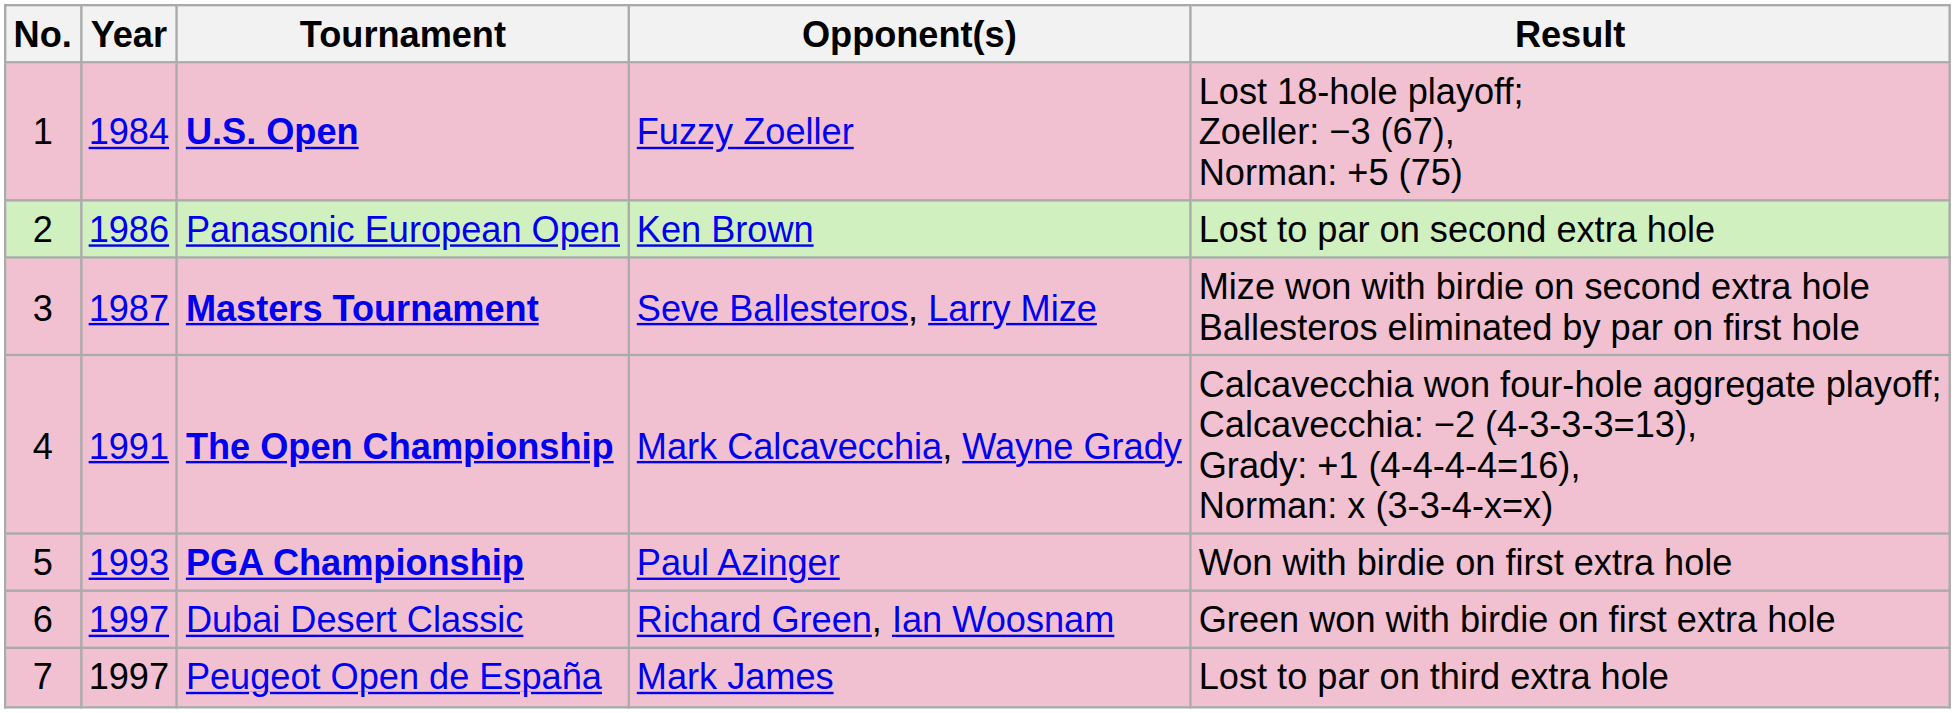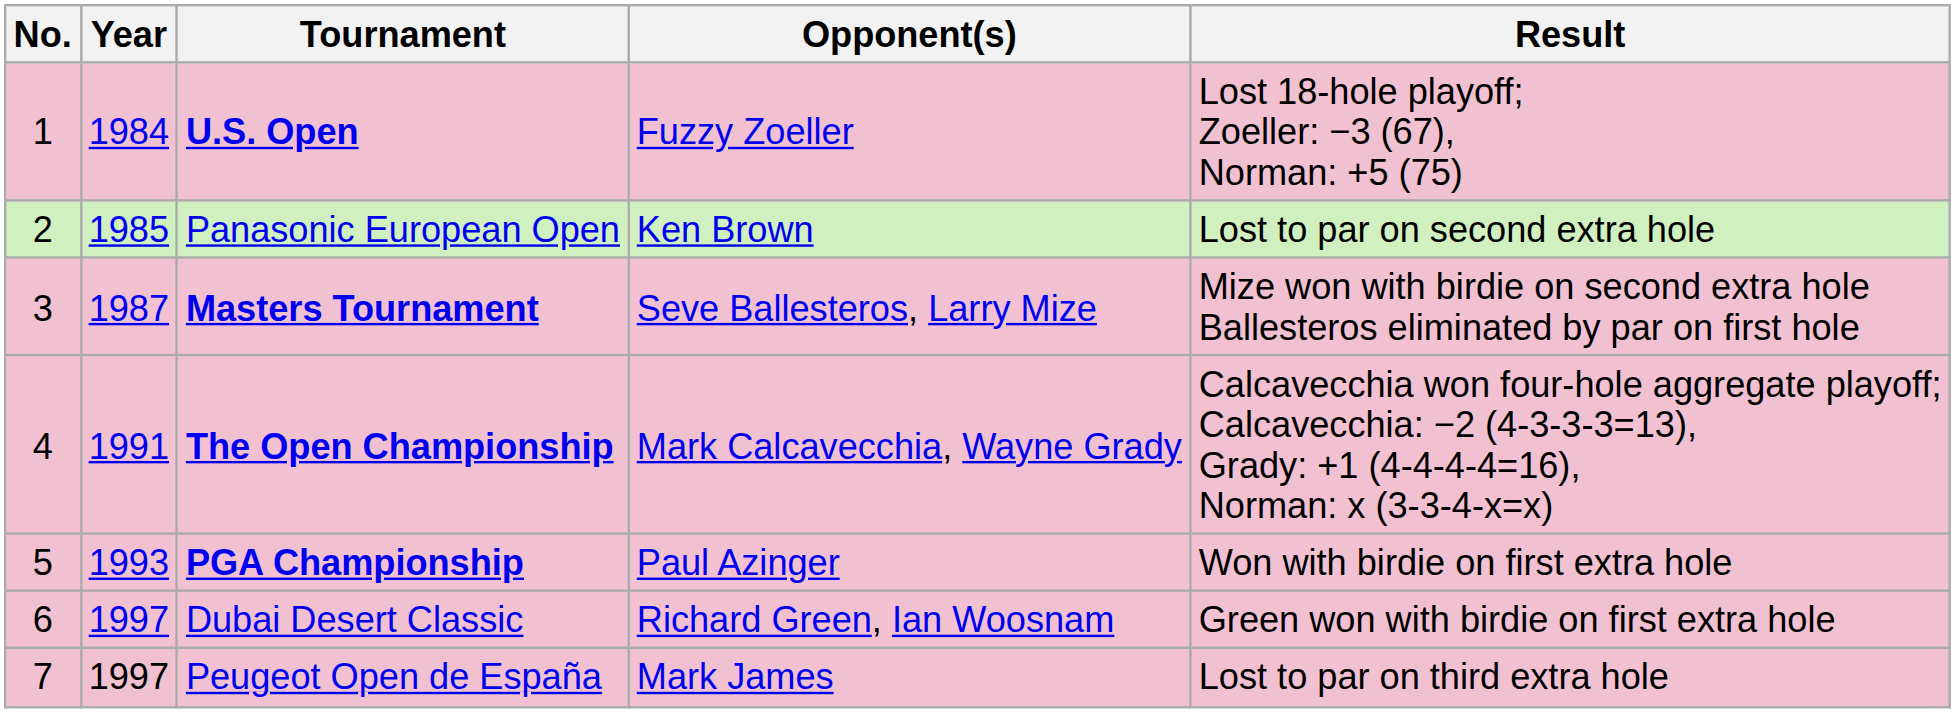(129, 229) 1986 -> (129, 229) 1985
